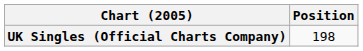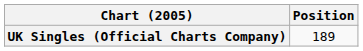(324, 36) 198 -> (324, 36) 189
